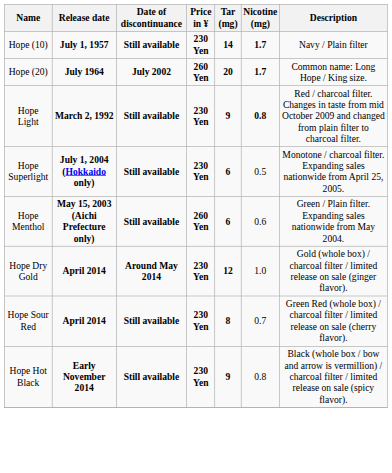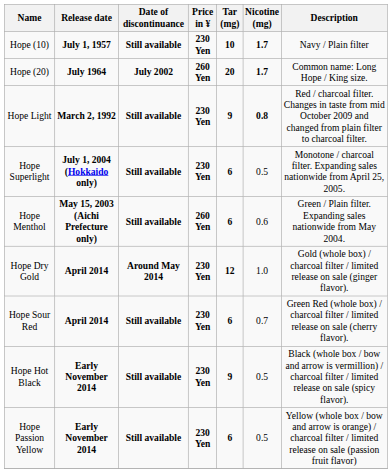(228, 45) 14 -> (230, 45) 10
(228, 321) 8 -> (230, 321) 6
(260, 377) 0.8 -> (262, 377) 0.5
+ row: (30, 438)
